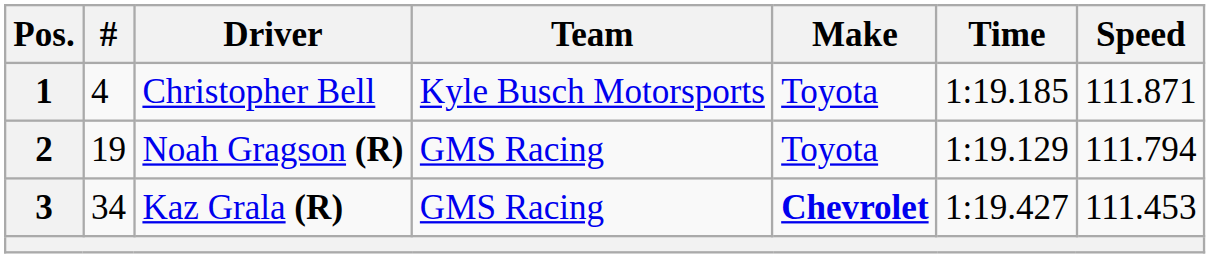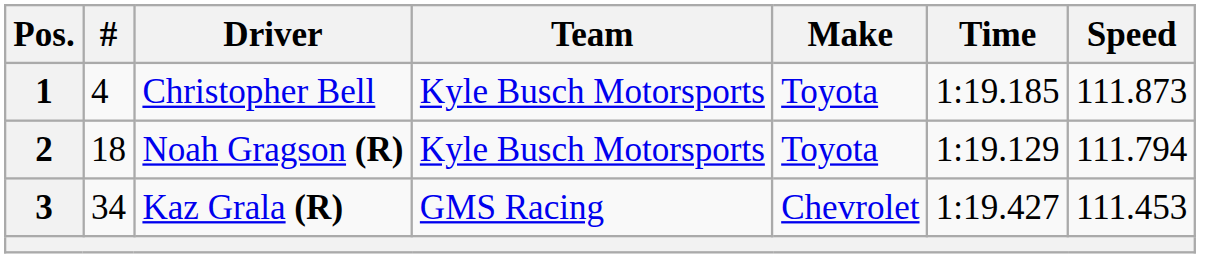(1141, 91) 111.871 -> (1132, 91) 111.873
(109, 149) 19 -> (109, 149) 18
(512, 149) GMS Racing -> (592, 149) Kyle Busch Motorsports
(855, 207) bold -> (850, 207) normal
